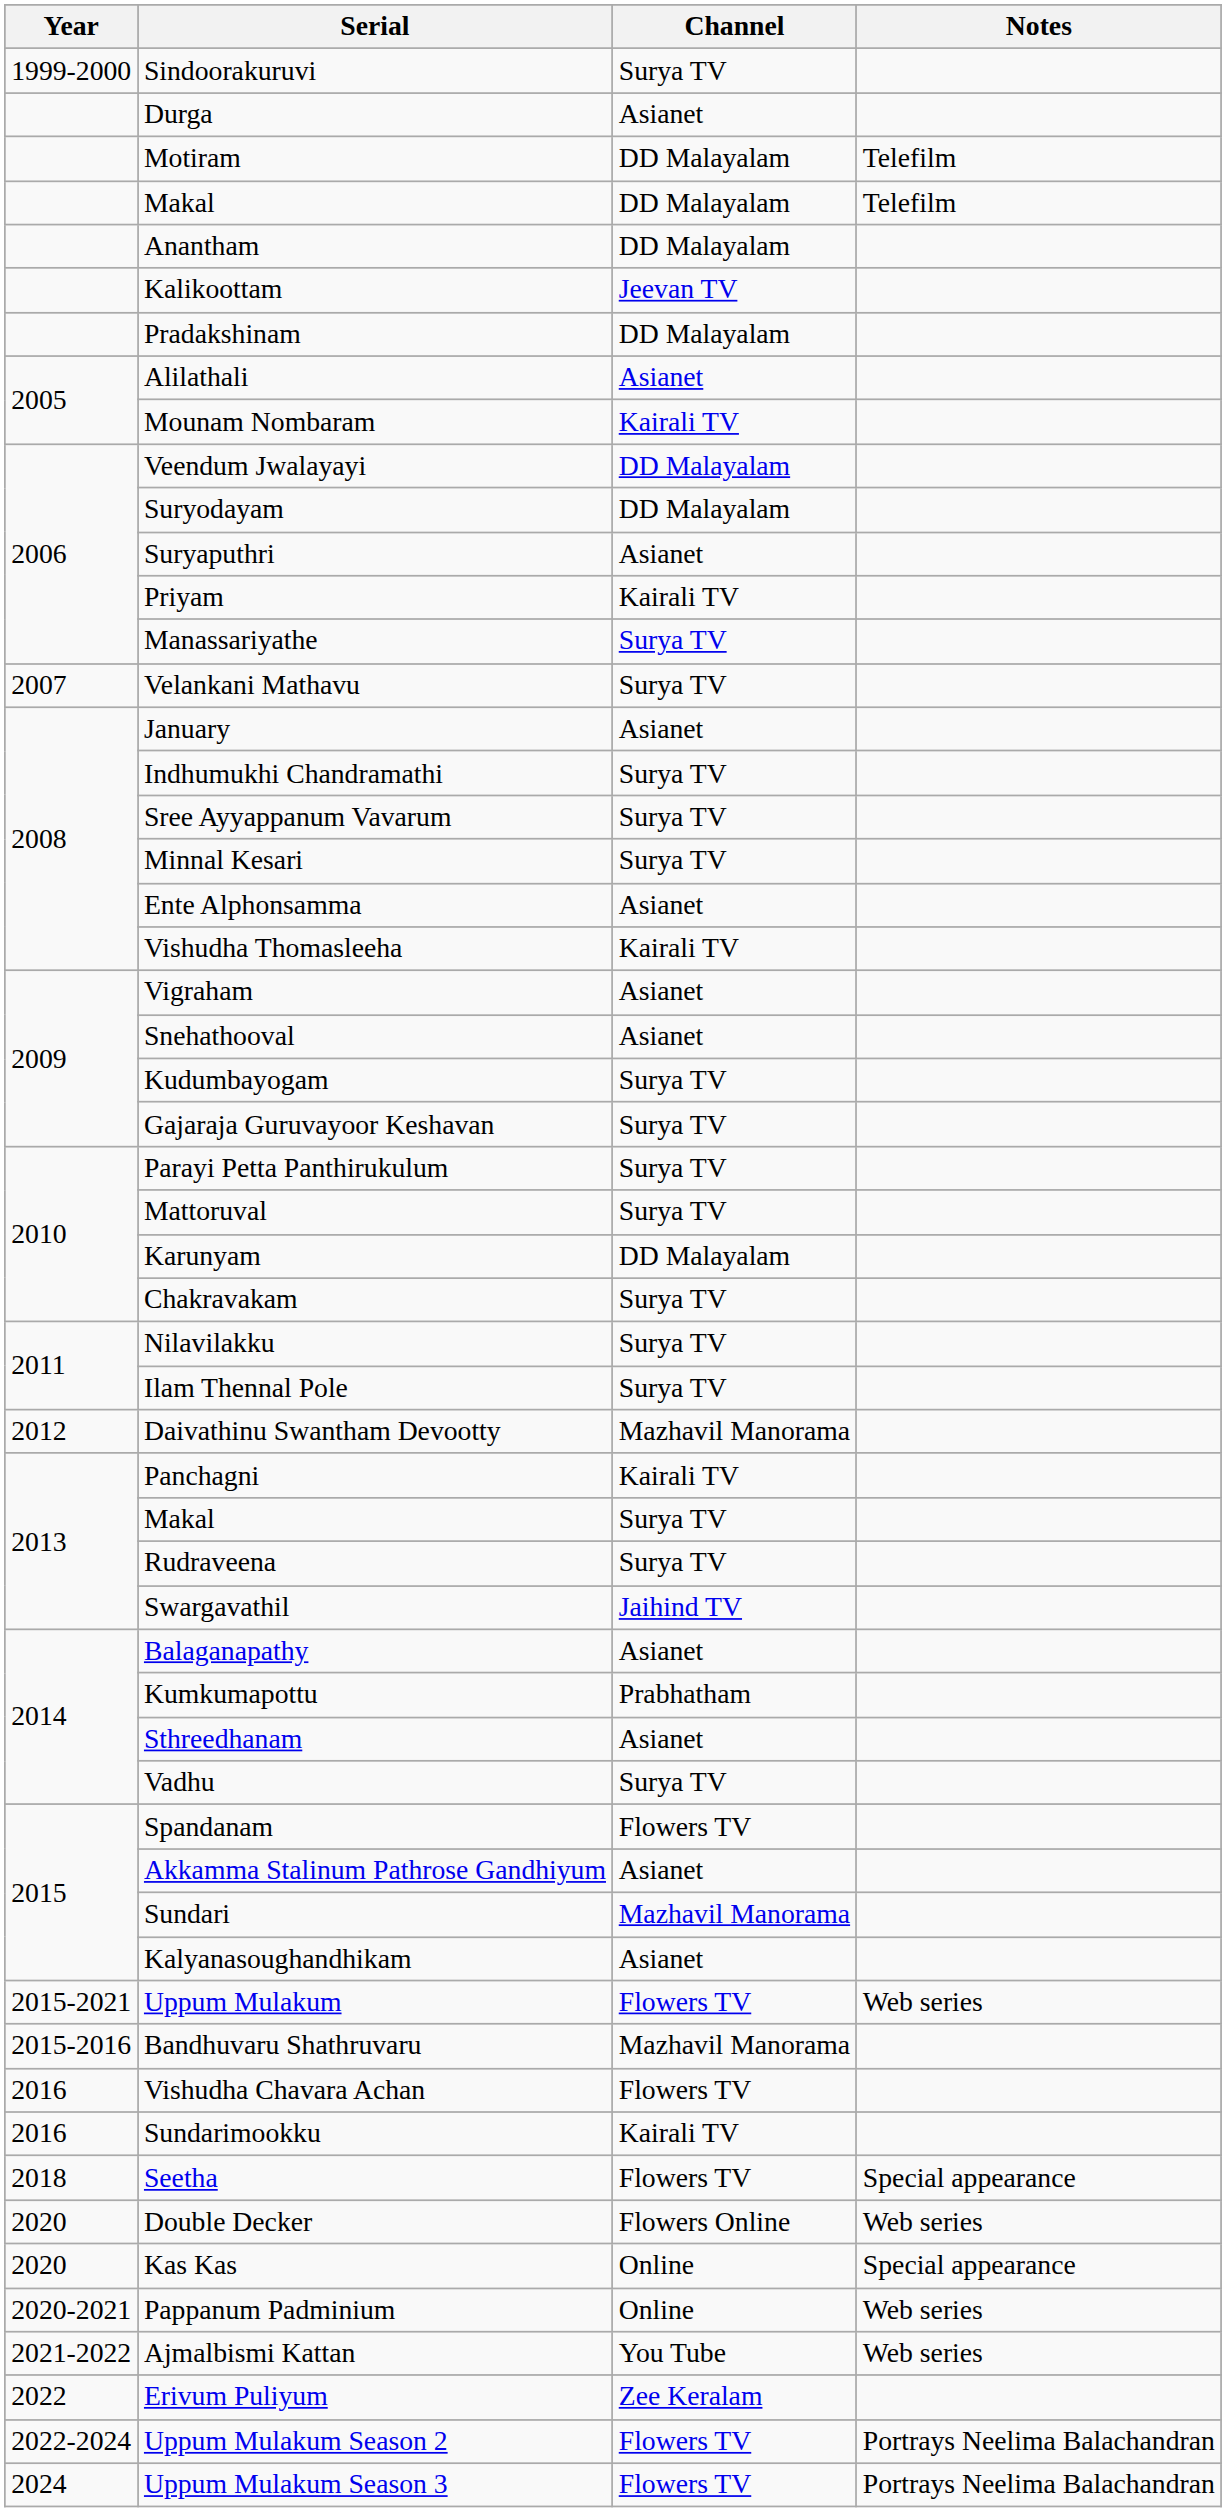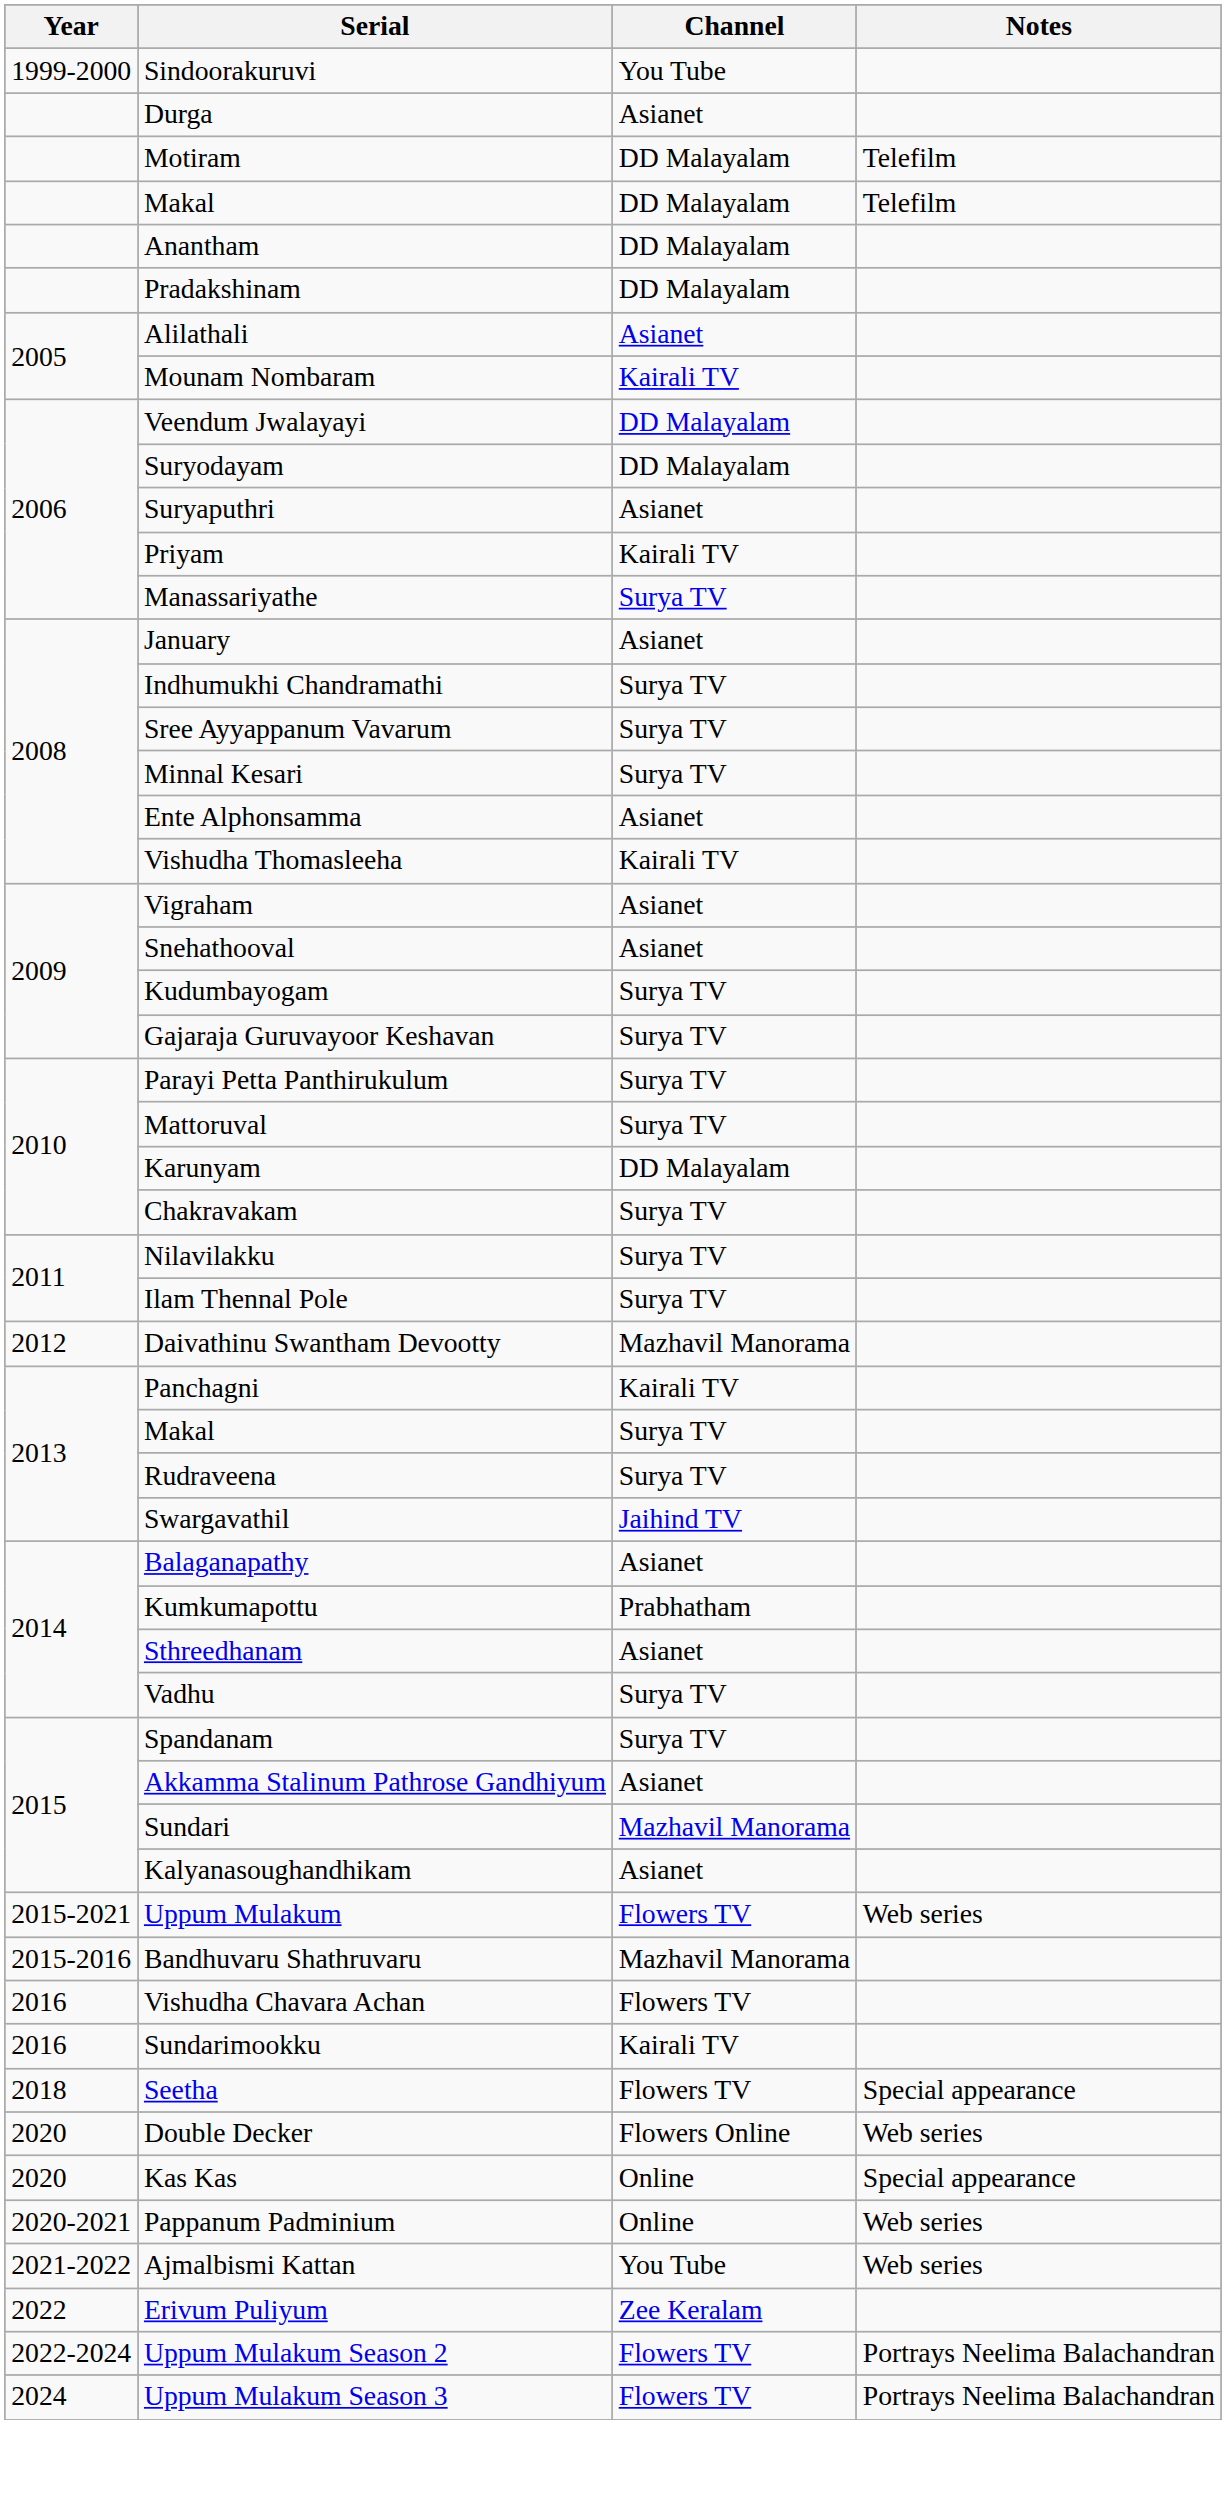(673, 70) Surya TV -> (672, 70) You Tube
- row: (71, 290)
- row: (39, 684)
(685, 1826) Flowers TV -> (673, 1738) Surya TV
